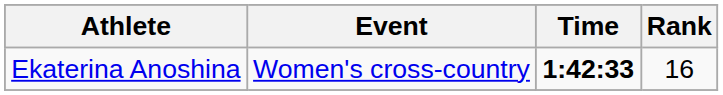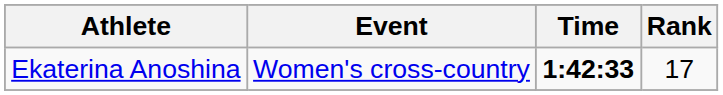(679, 68) 16 -> (679, 68) 17
